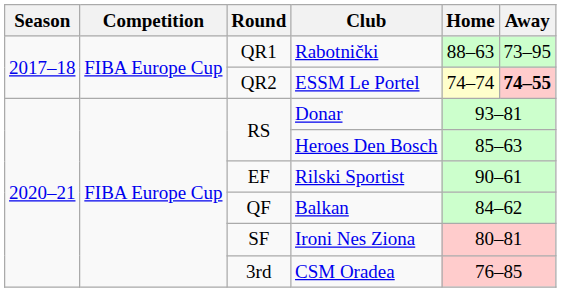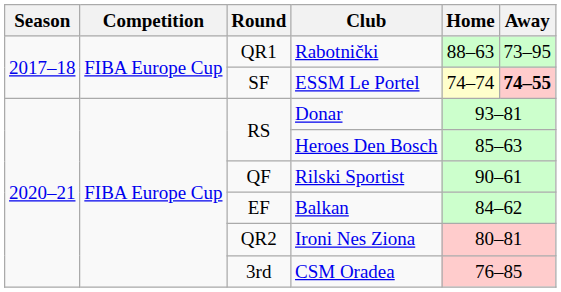(259, 83) QR2 -> (259, 83) SF
(259, 176) EF -> (259, 176) QF
(259, 208) QF -> (259, 208) EF
(259, 239) SF -> (259, 239) QR2
